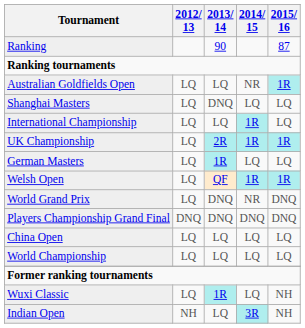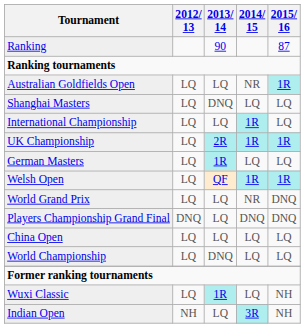(220, 198) DNQ -> (220, 198) LQ
(220, 217) DNQ -> (220, 217) LQ
(220, 256) LQ -> (220, 256) DNQ
